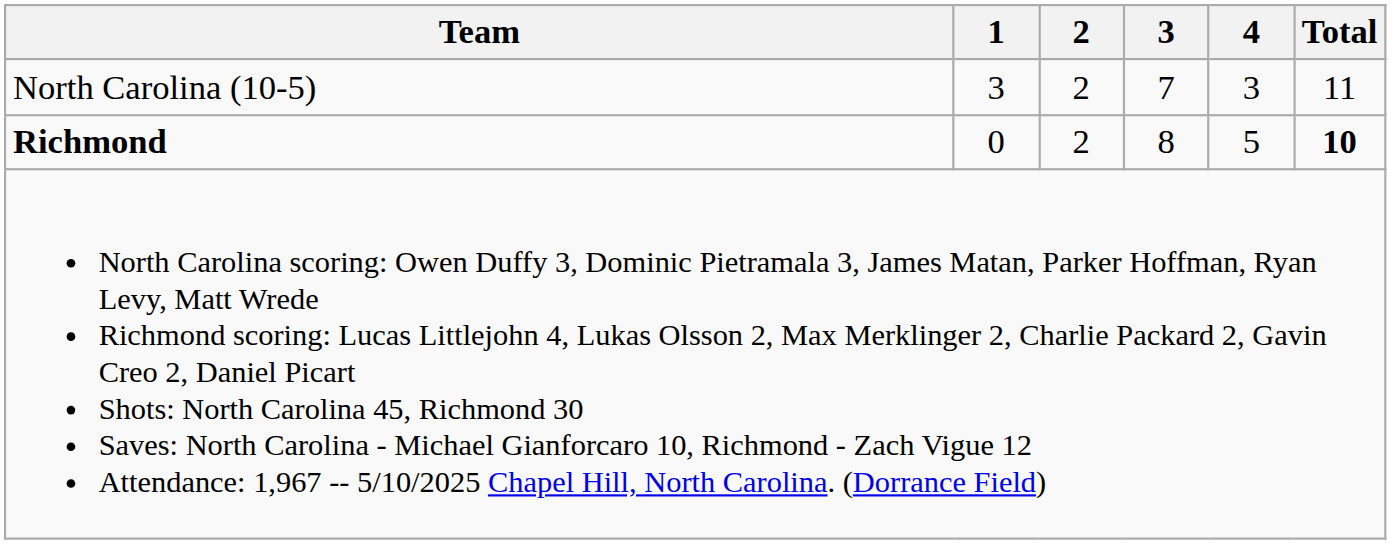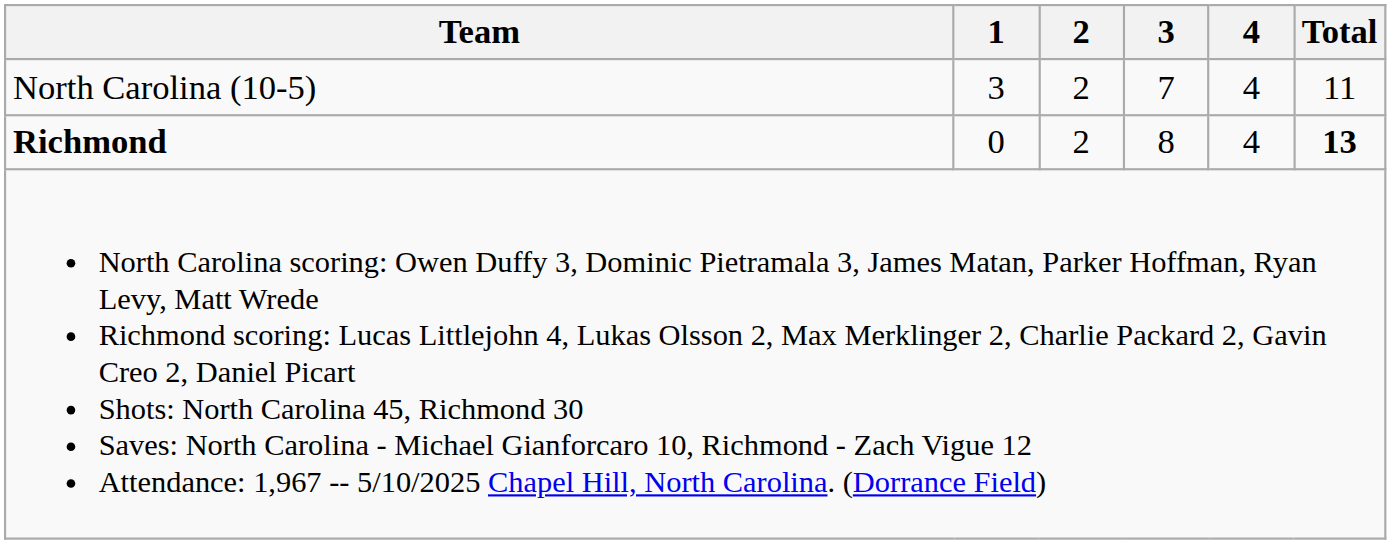(1251, 86) 3 -> (1251, 86) 4
(1251, 141) 5 -> (1251, 141) 4
(1340, 141) 10 -> (1340, 141) 13
